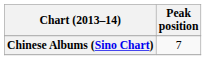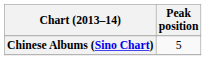(179, 45) 7 -> (179, 45) 5
